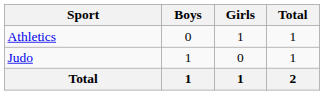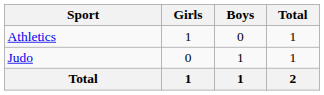columns swapped: (188, 15) <-> (240, 15)
